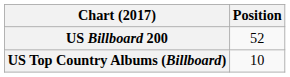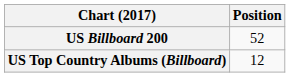(257, 60) 10 -> (257, 60) 12
